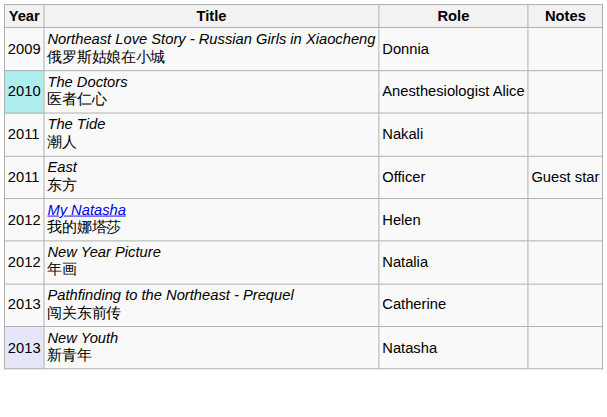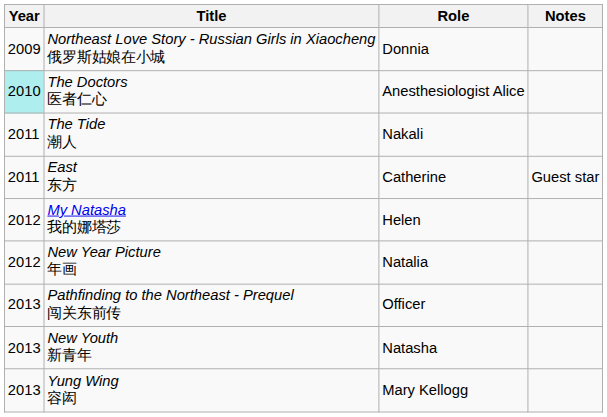(404, 177) Officer -> (414, 177) Catherine
(414, 305) Catherine -> (404, 305) Officer
(24, 347) lavender background -> (24, 347) no background
+ row: (83, 389)
